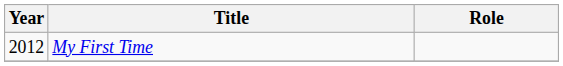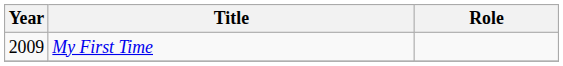(26, 46) 2012 -> (26, 46) 2009
